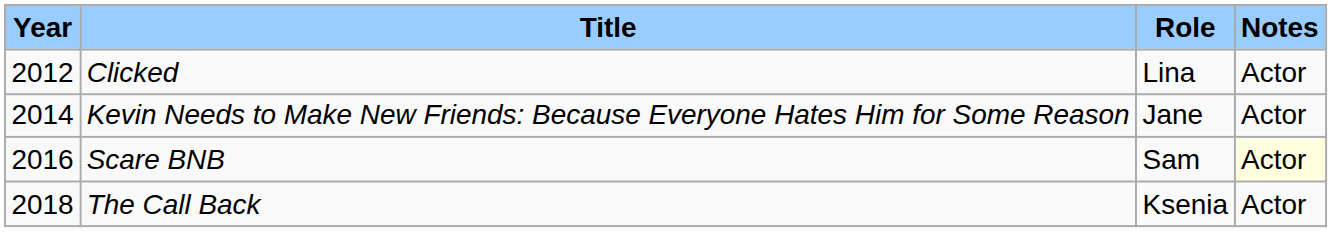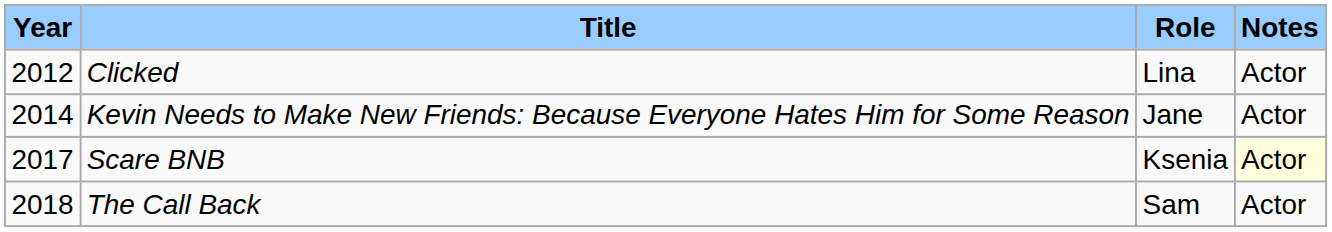(43, 160) 2016 -> (43, 160) 2017
(1171, 160) Sam -> (1185, 160) Ksenia
(1185, 204) Ksenia -> (1171, 204) Sam
